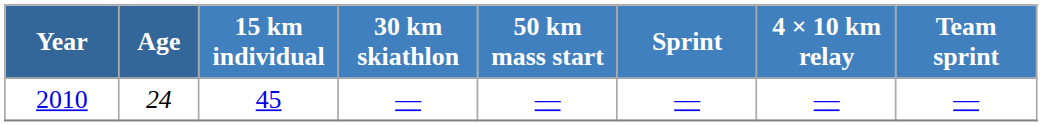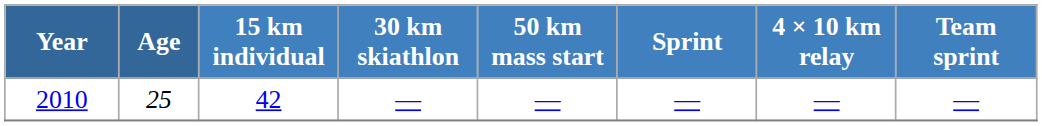(159, 99) 24 -> (159, 99) 25
(269, 99) 45 -> (269, 99) 42
